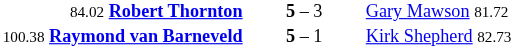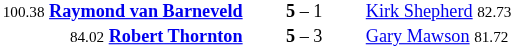rows swapped: (156, 11) <-> (123, 36)
